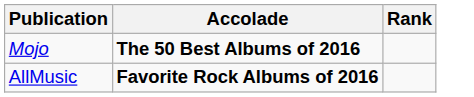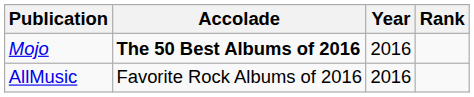+ column: (391, 19)
(248, 77) bold -> (239, 77) normal
